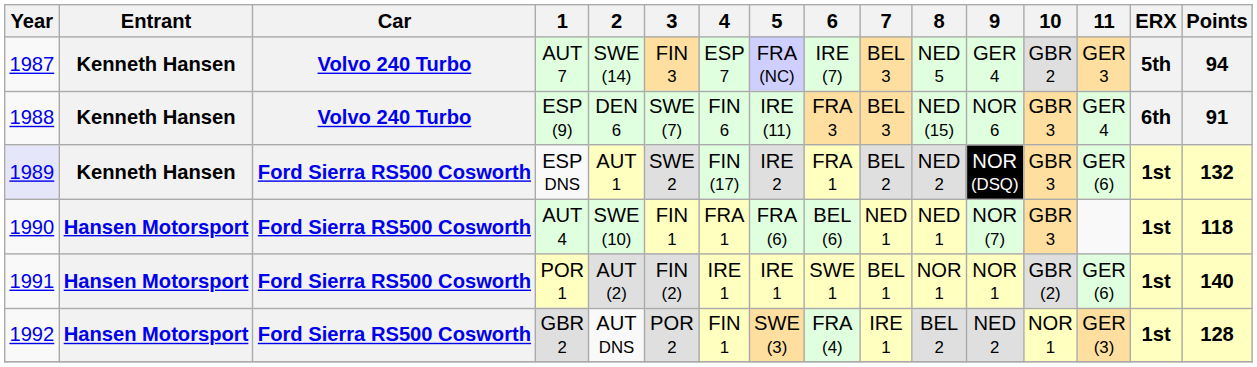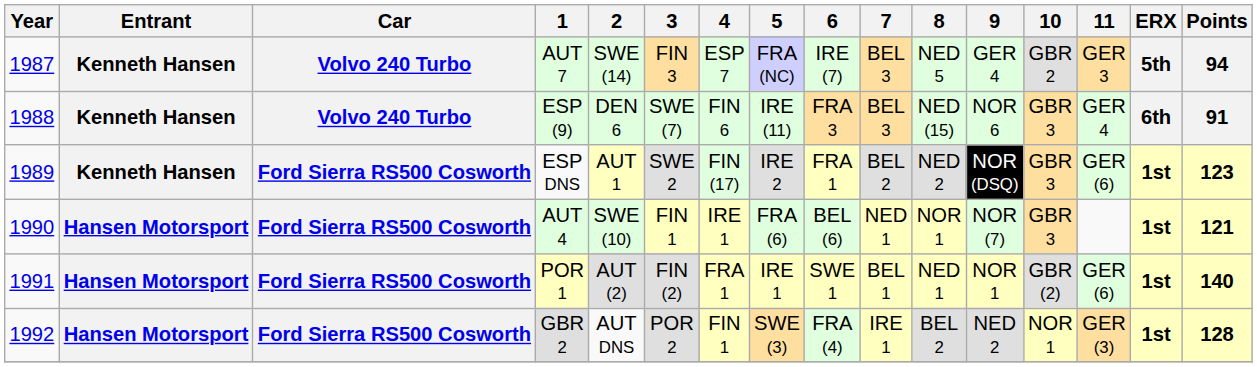(32, 173) lavender background -> (32, 173) no background
(1217, 173) 132 -> (1217, 173) 123
(724, 227) FRA 1 -> (724, 227) IRE 1
(939, 227) NED 1 -> (939, 227) NOR 1
(1217, 227) 118 -> (1217, 227) 121
(724, 281) IRE 1 -> (724, 281) FRA 1
(939, 281) NOR 1 -> (939, 281) NED 1
